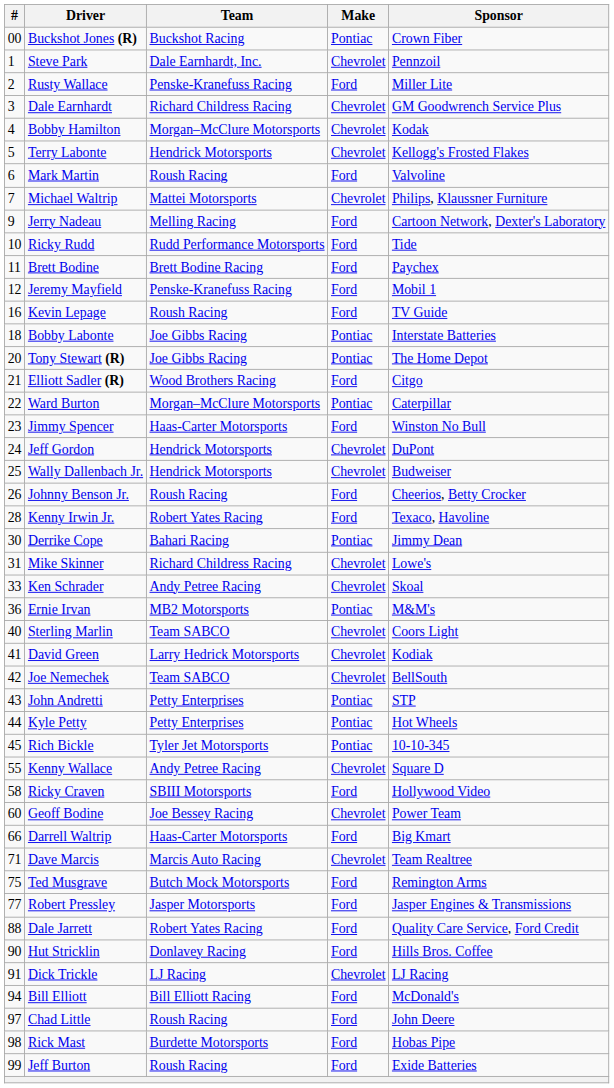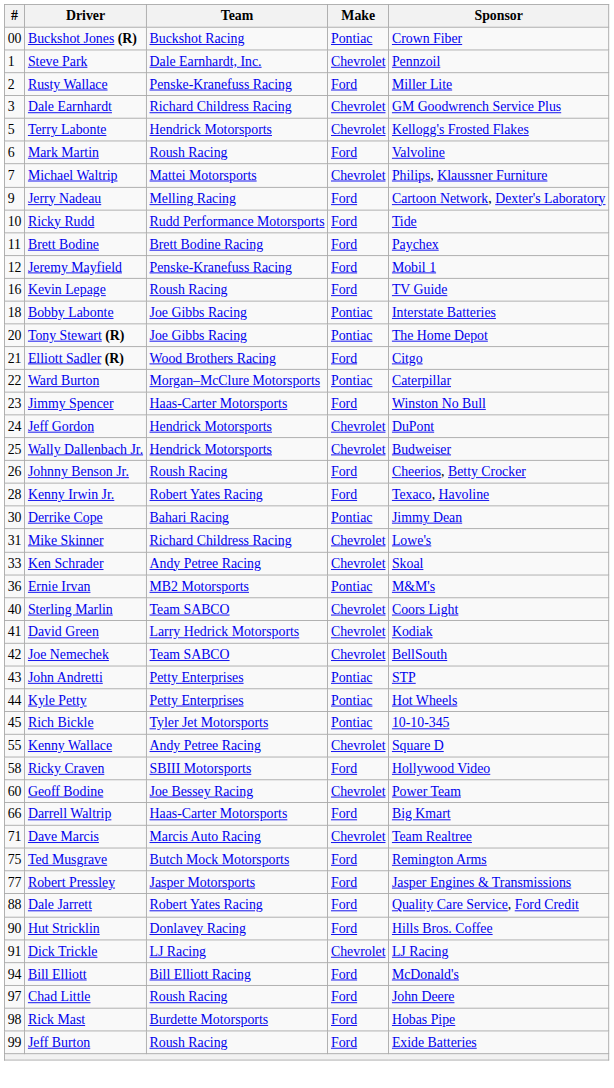- row: (74, 130)
